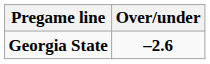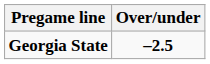(158, 44) –2.6 -> (158, 44) –2.5
